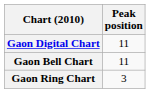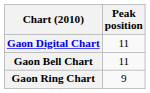(124, 79) 3 -> (124, 79) 9
